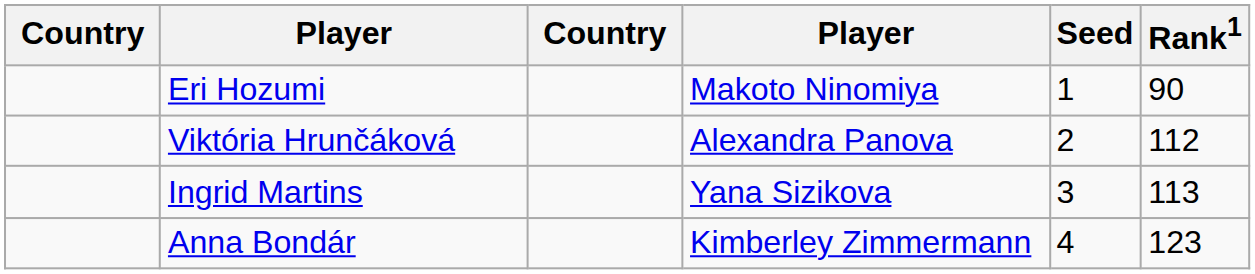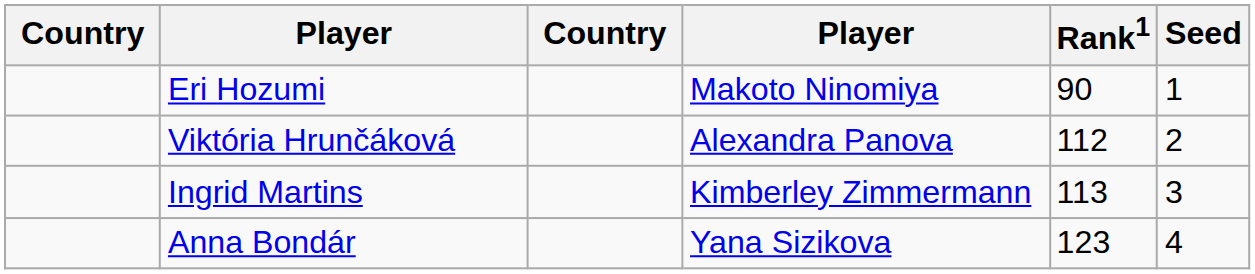columns swapped: (1195, 34) <-> (1095, 34)
(791, 191) Yana Sizikova -> (861, 191) Kimberley Zimmermann
(861, 242) Kimberley Zimmermann -> (791, 242) Yana Sizikova
